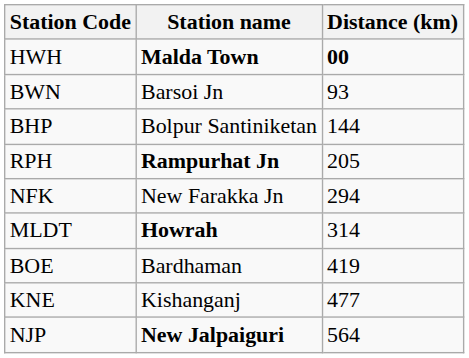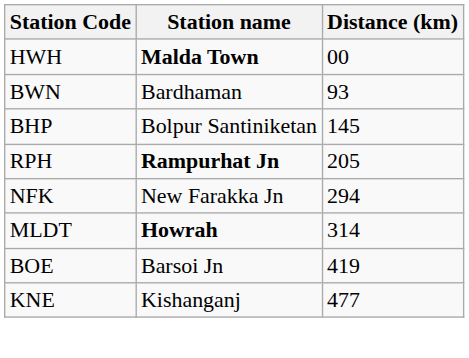(338, 56) bold -> (338, 56) normal
(182, 91) Barsoi Jn -> (192, 91) Bardhaman
(344, 126) 144 -> (344, 126) 145
(192, 265) Bardhaman -> (182, 265) Barsoi Jn
- row: (28, 334)
